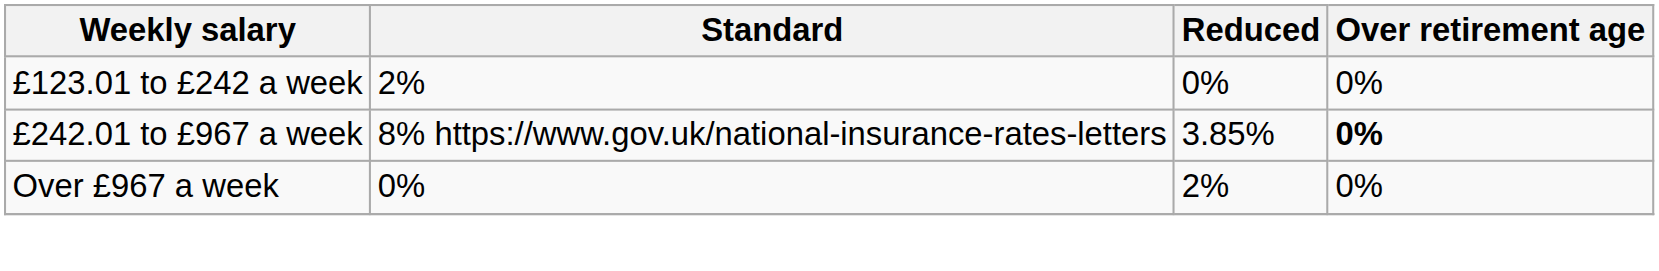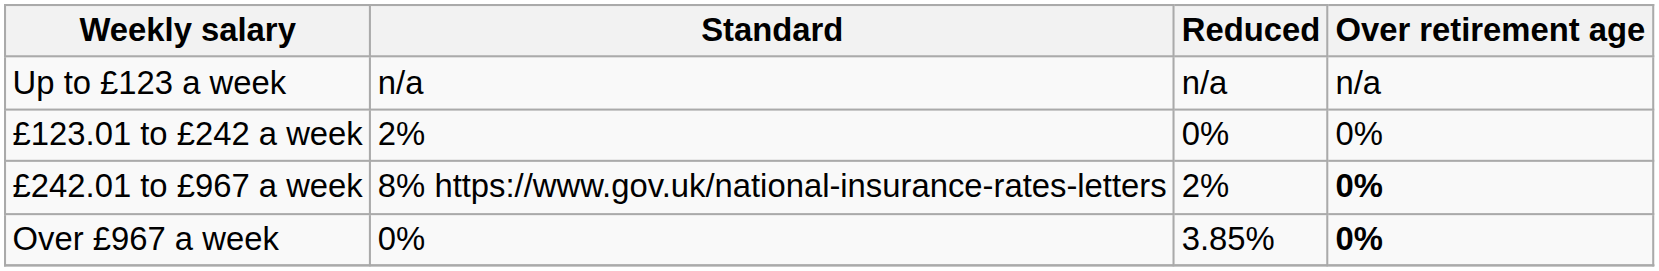+ row: (149, 82)
(1228, 134) 3.85% -> (1205, 186) 2%
(1205, 186) 2% -> (1228, 238) 3.85%
(1359, 186) normal -> (1359, 238) bold
